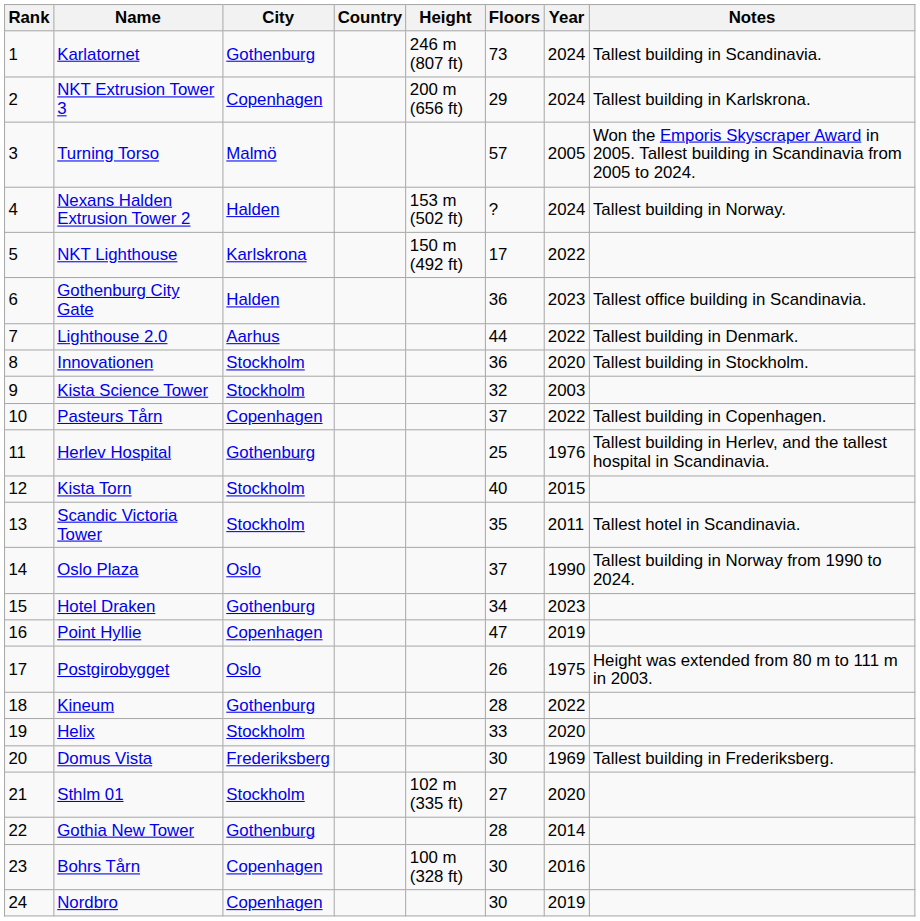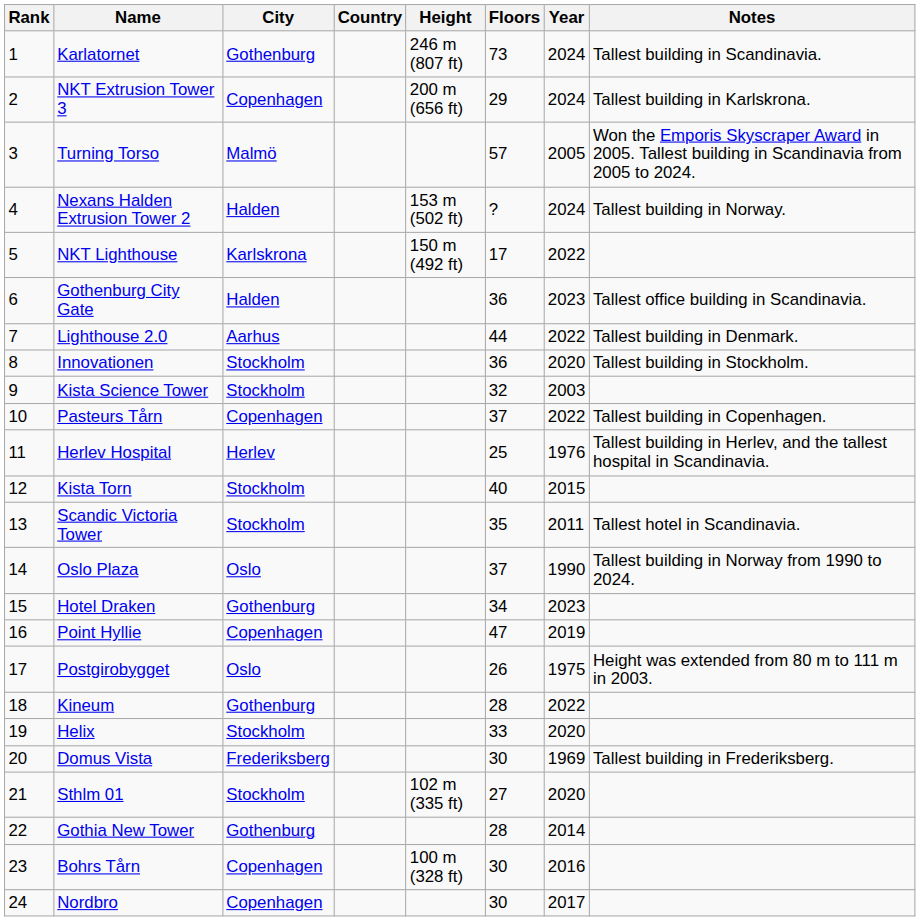(271, 452) Gothenburg -> (251, 452) Herlev
(567, 902) 2019 -> (567, 902) 2017
